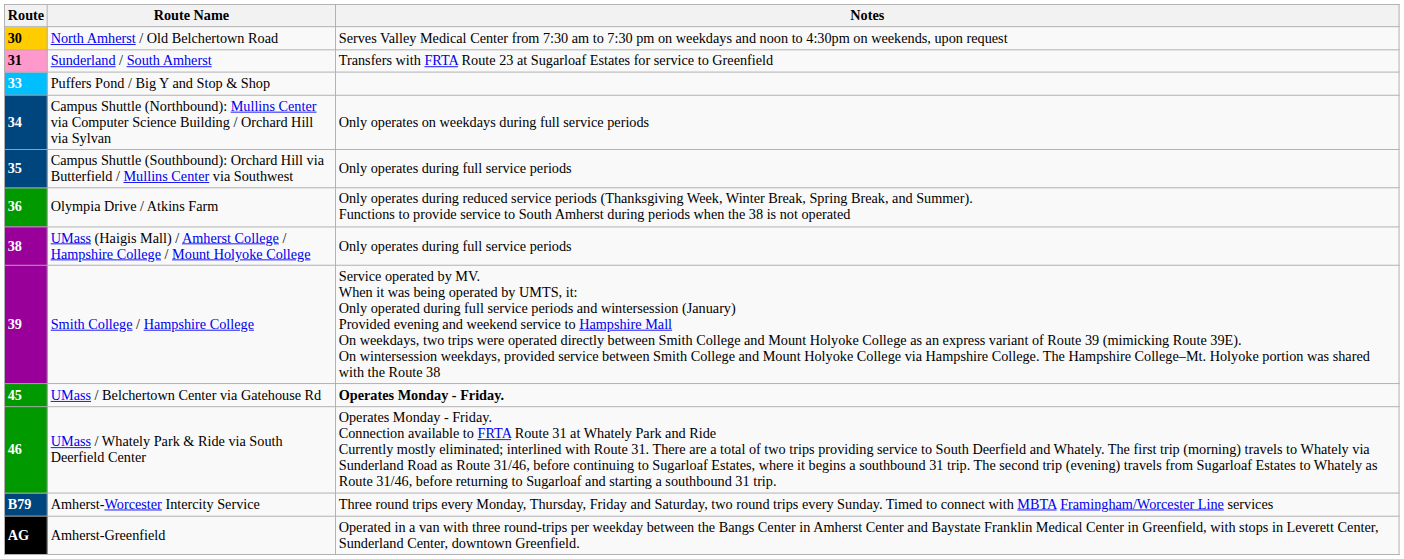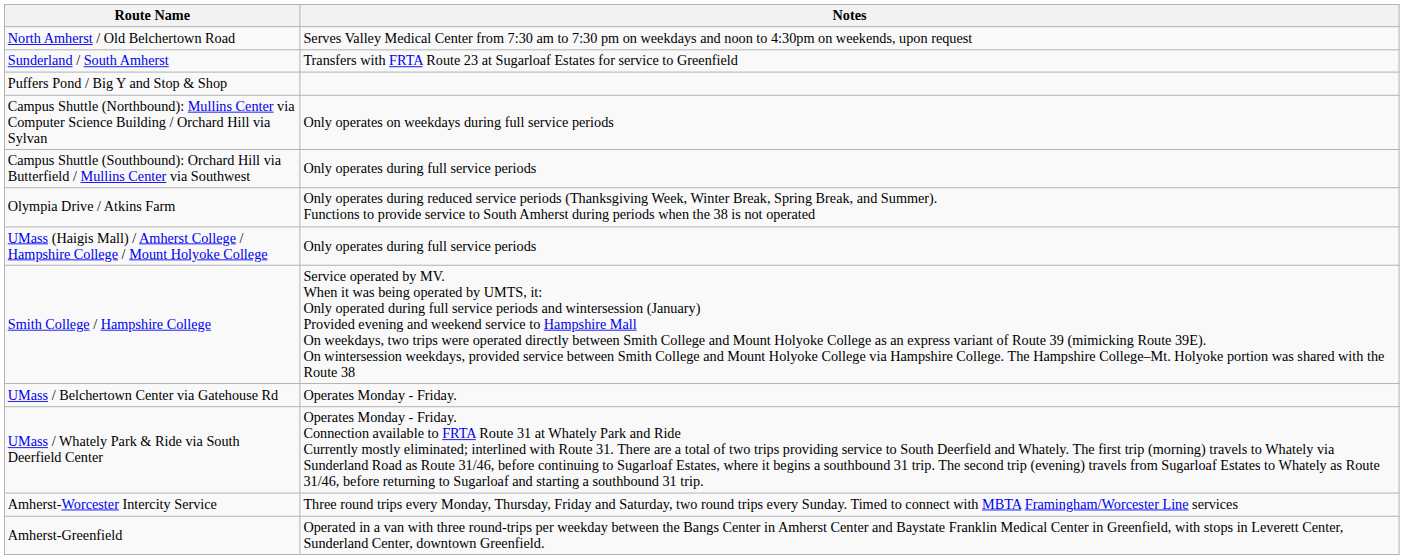- column: (26, 15)
(421, 395) bold -> (380, 395) normal
